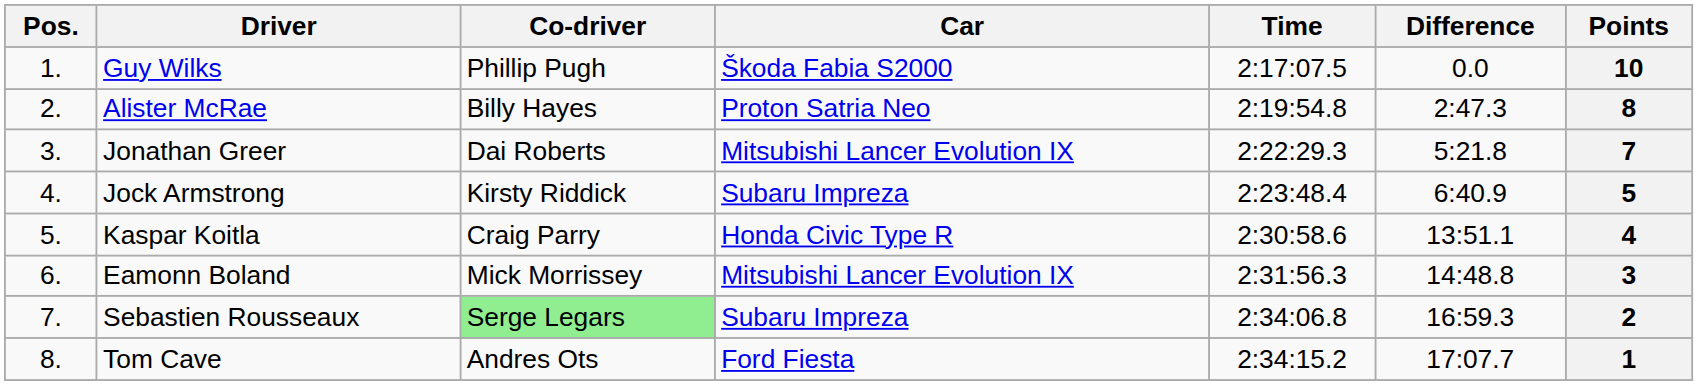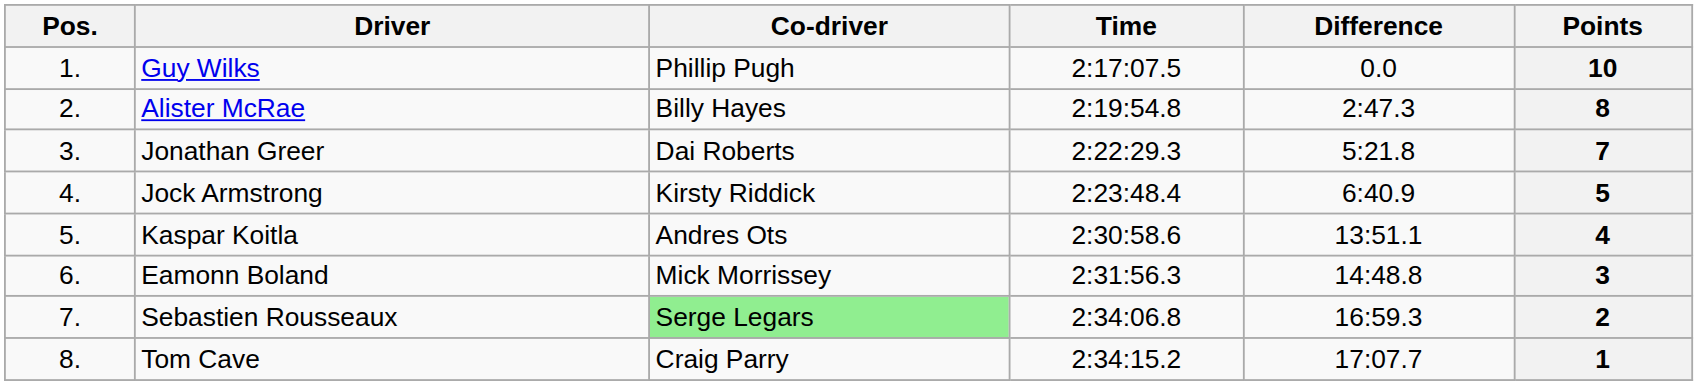- column: (962, 26)
(533, 234) Craig Parry -> (721, 234) Andres Ots
(533, 359) Andres Ots -> (722, 359) Craig Parry
